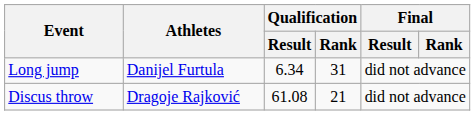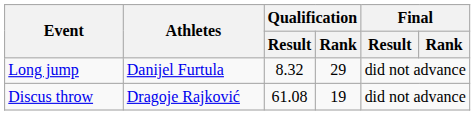(290, 70) 6.34 -> (290, 70) 8.32
(338, 70) 31 -> (338, 70) 29
(338, 97) 21 -> (338, 97) 19
